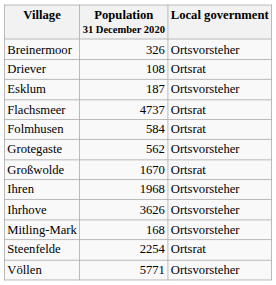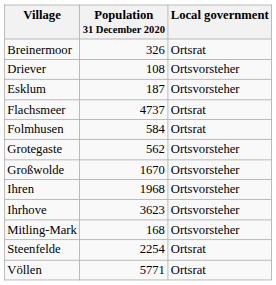(205, 49) Ortsvorsteher -> (188, 49) Ortsrat
(188, 69) Ortsrat -> (205, 69) Ortsvorsteher
(188, 169) Ortsrat -> (205, 169) Ortsvorsteher
(152, 209) 3626 -> (152, 209) 3623
(205, 269) Ortsvorsteher -> (188, 269) Ortsrat
